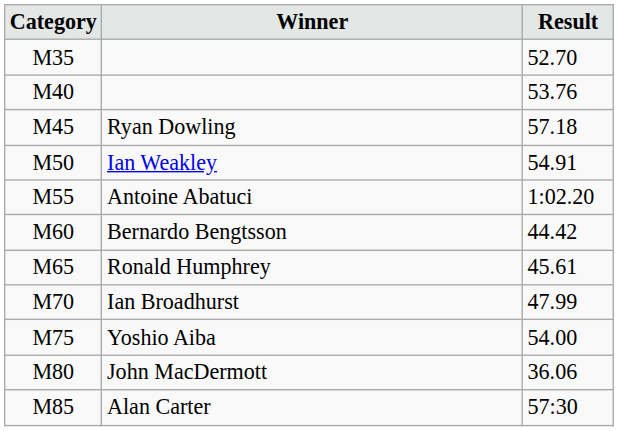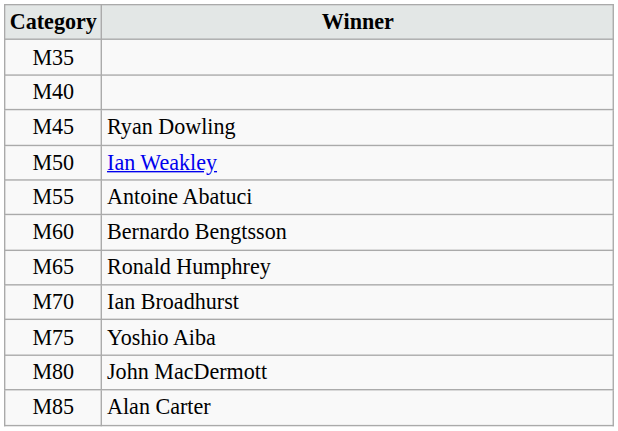- column: (568, 22)
